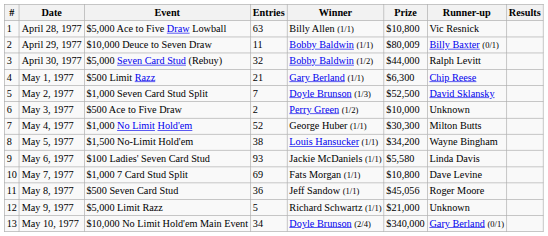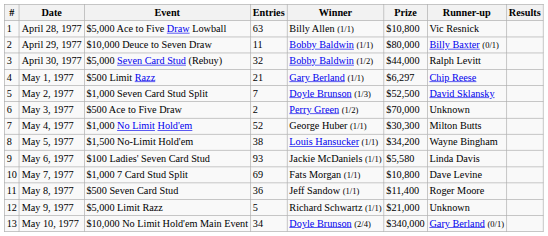(403, 45) $80,009 -> (403, 45) $80,000
(400, 77) $6,300 -> (400, 77) $6,297
(403, 110) $10,000 -> (403, 110) $70,000
(403, 191) $45,056 -> (403, 191) $11,400
